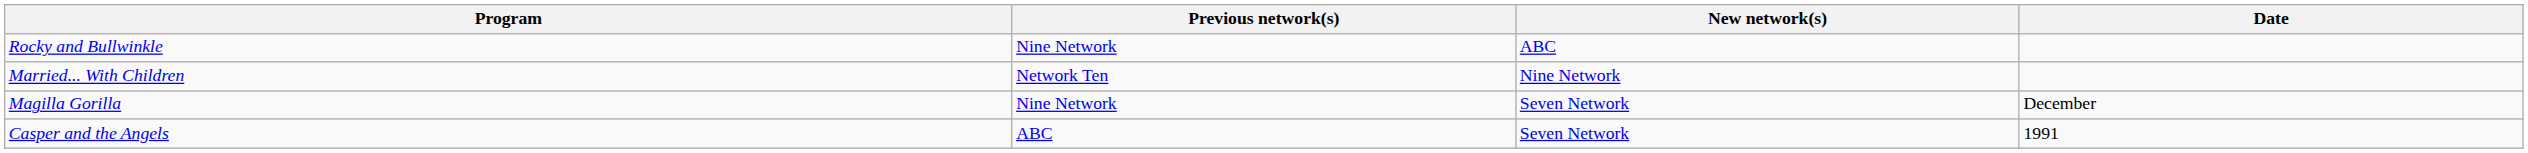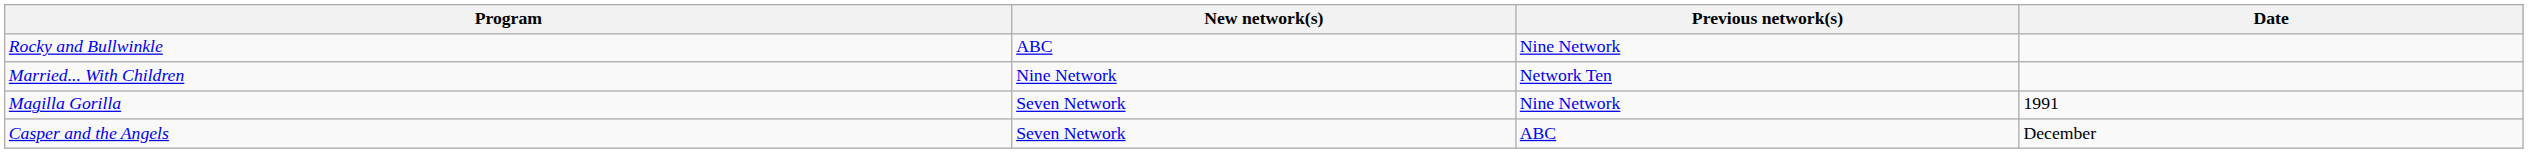columns swapped: (1767, 18) <-> (1264, 18)
(2060, 104) December -> (2041, 104) 1991
(2041, 133) 1991 -> (2060, 133) December
